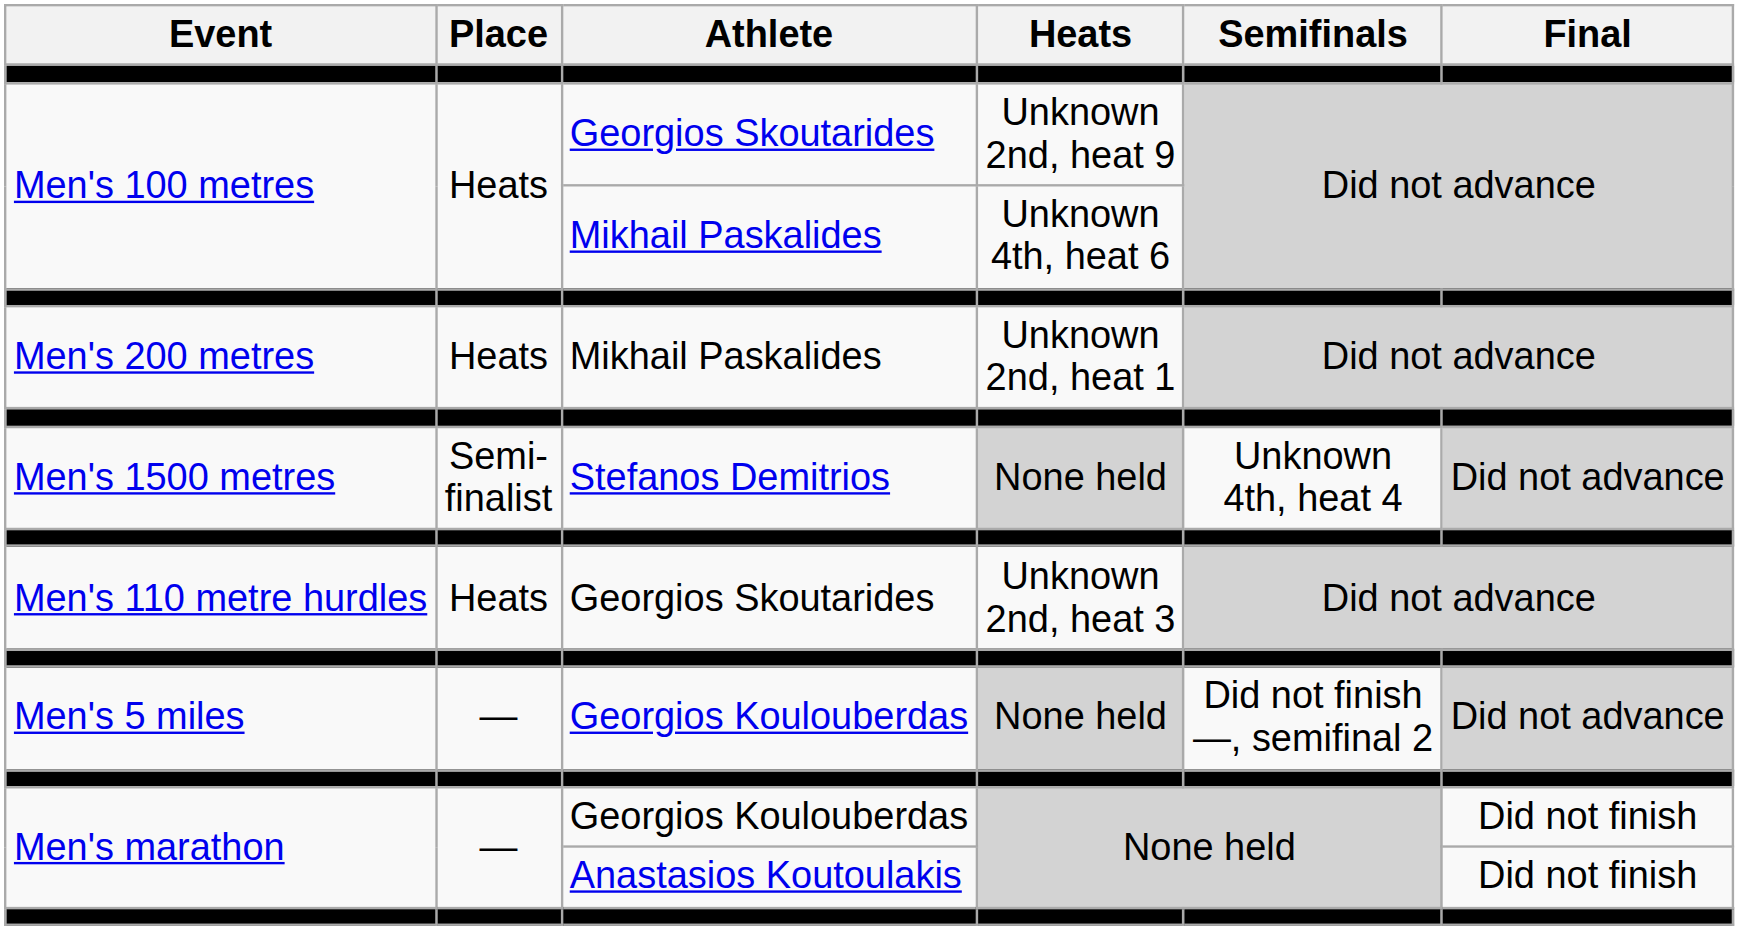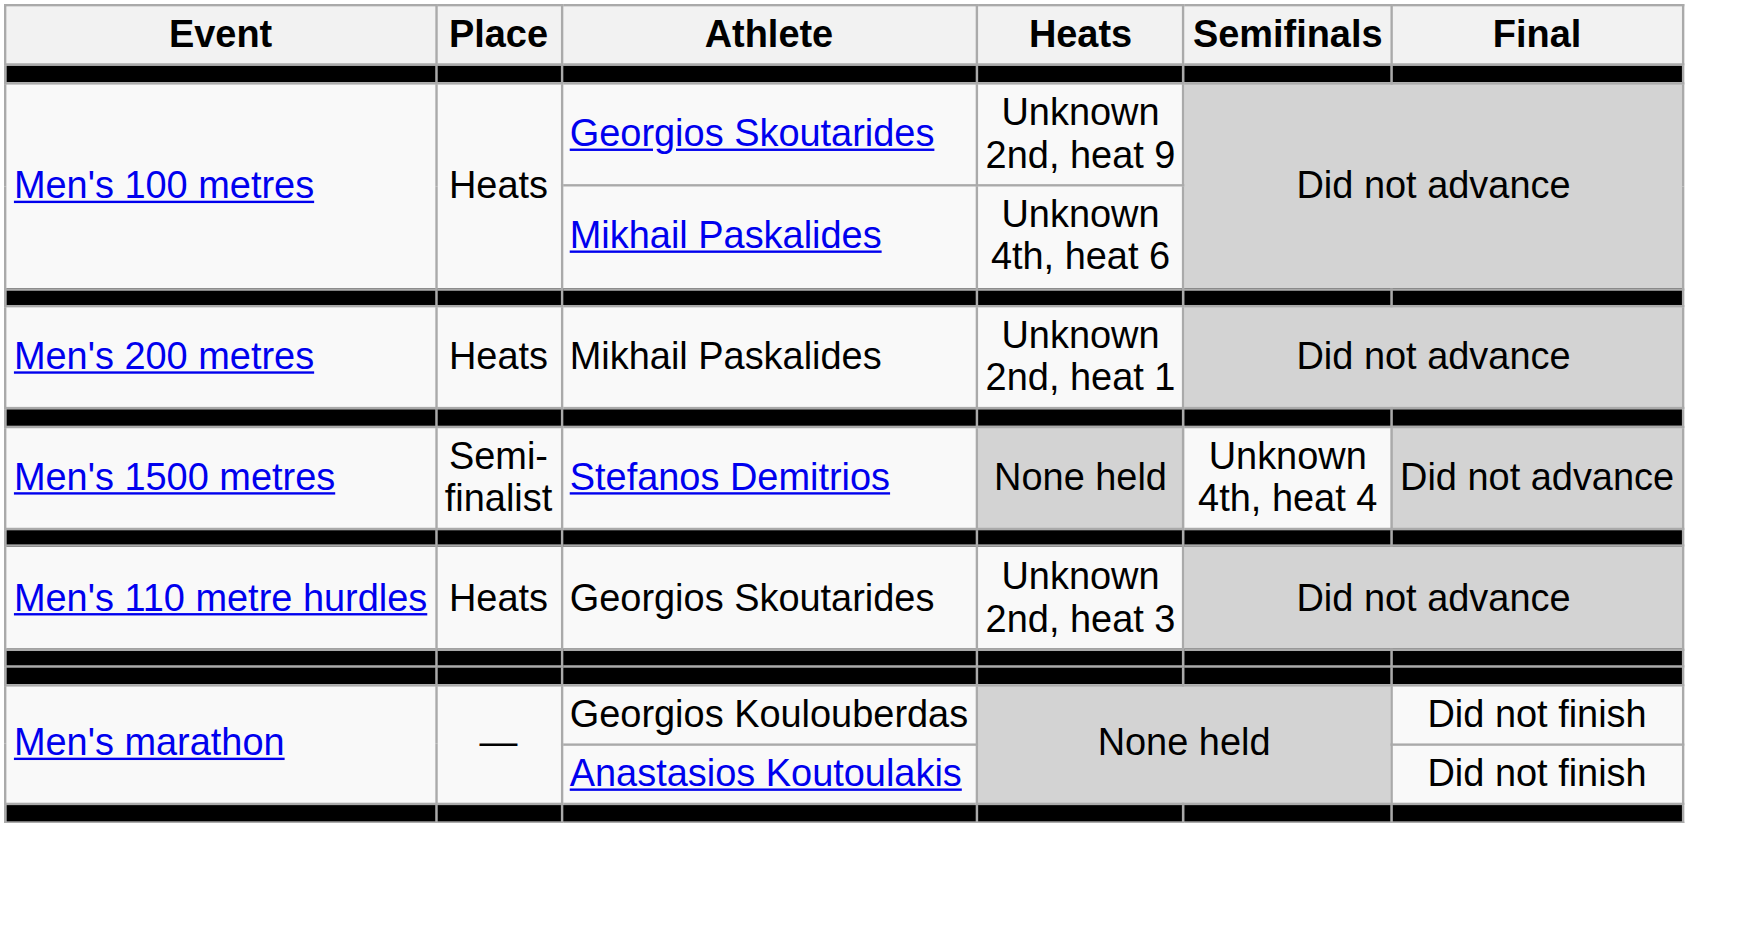- row: (129, 717)
